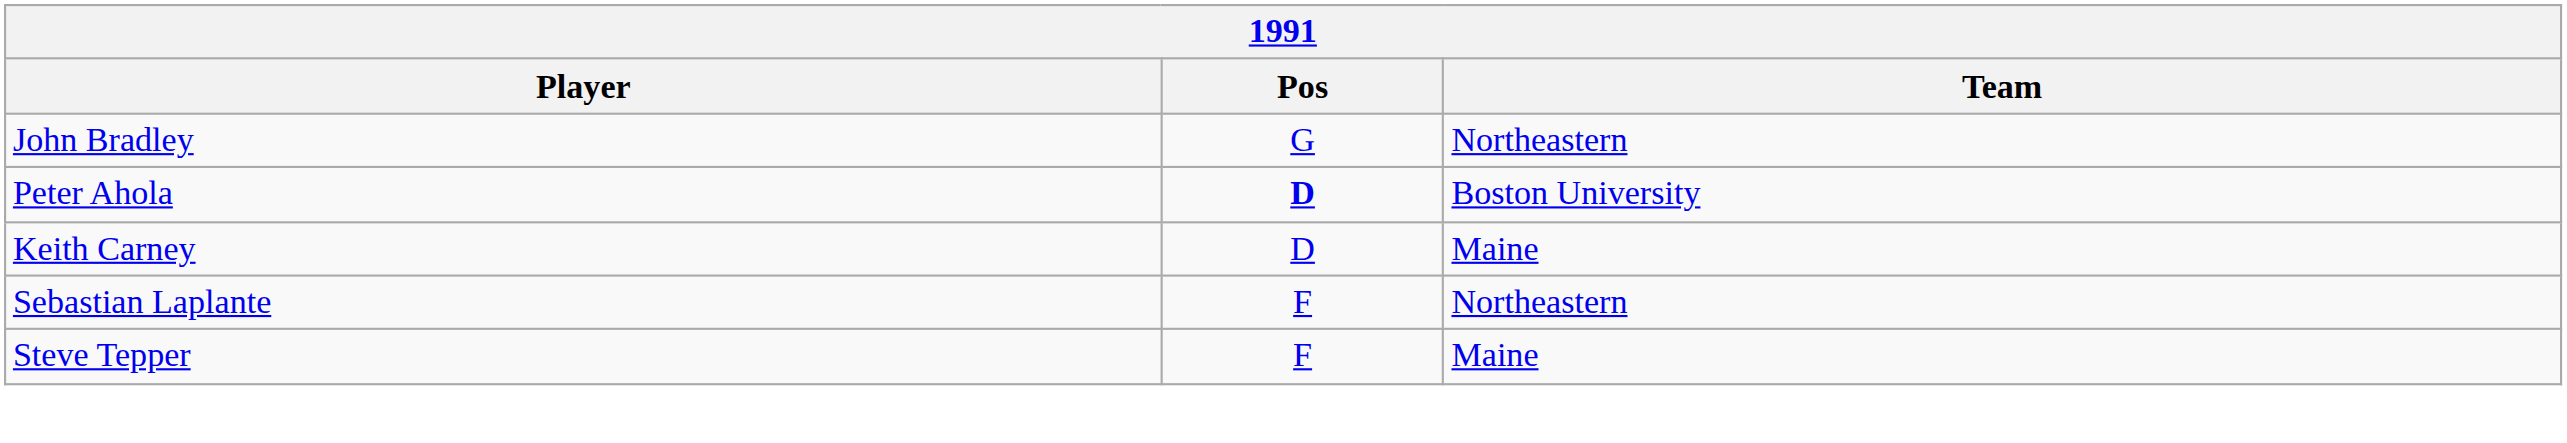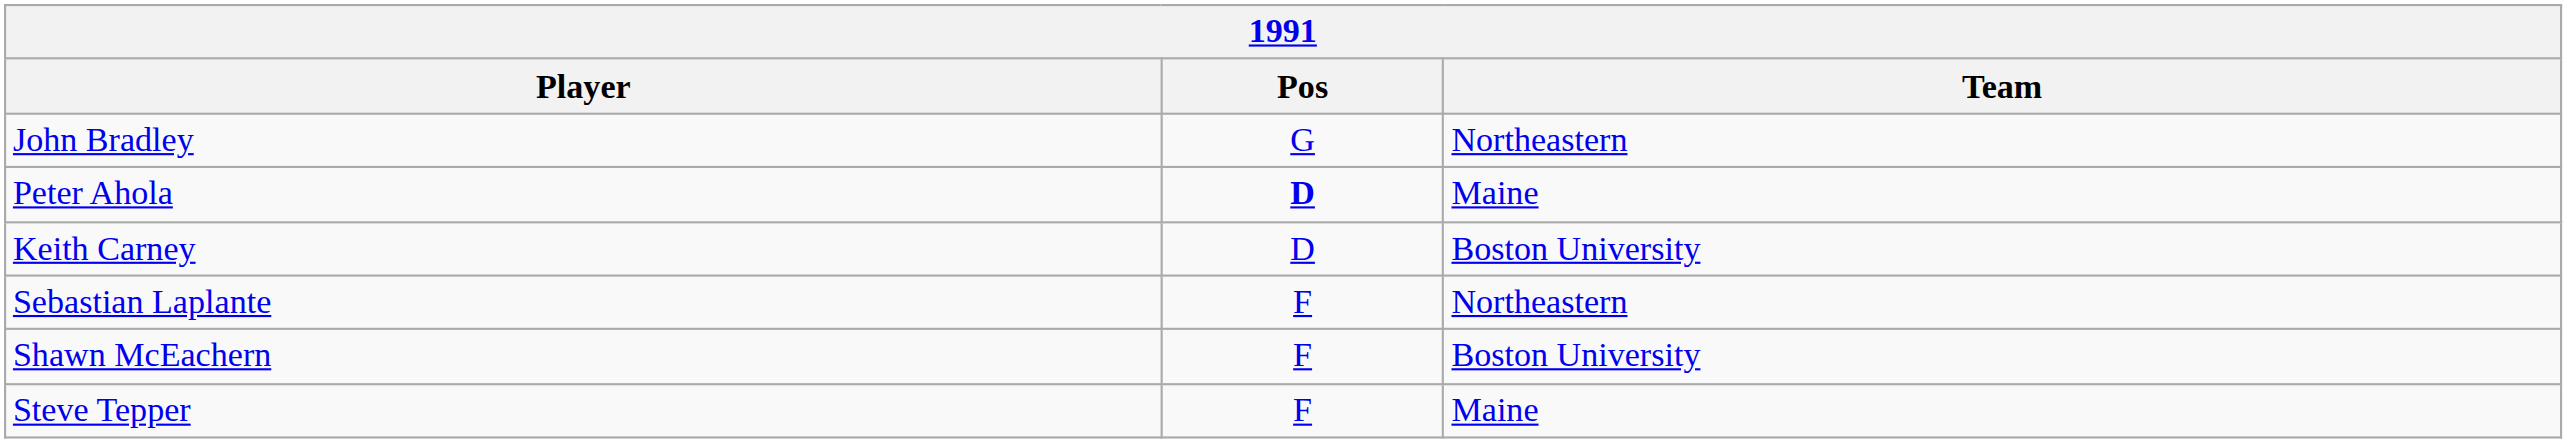(1576, 193) Boston University -> (1495, 193) Maine
(1495, 247) Maine -> (1576, 247) Boston University
+ row: (142, 355)
